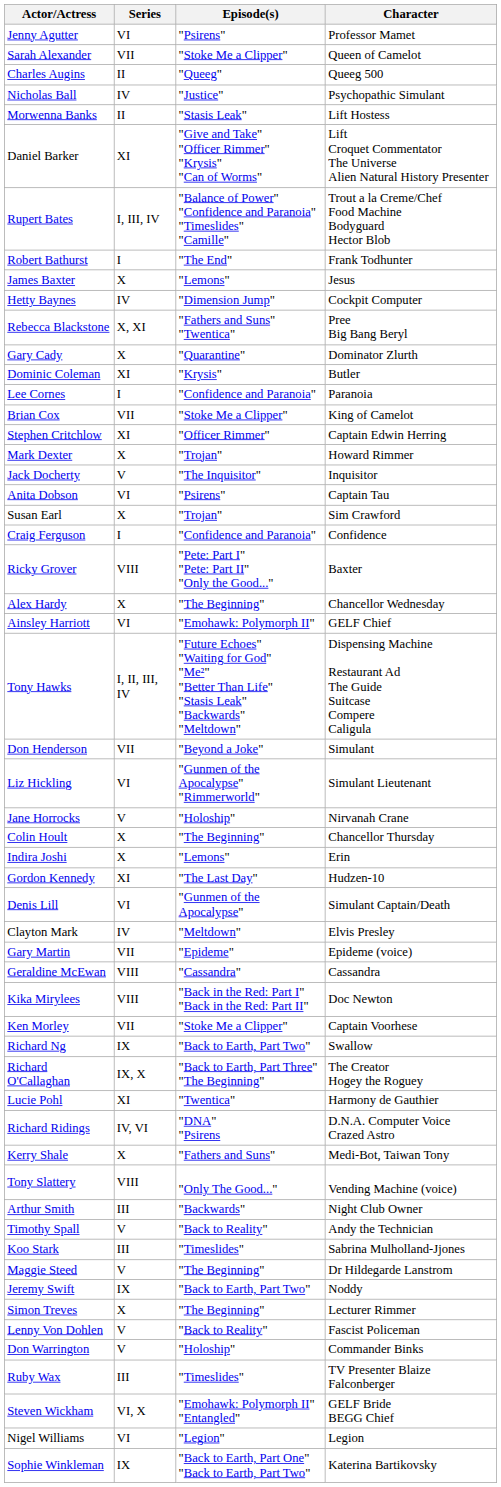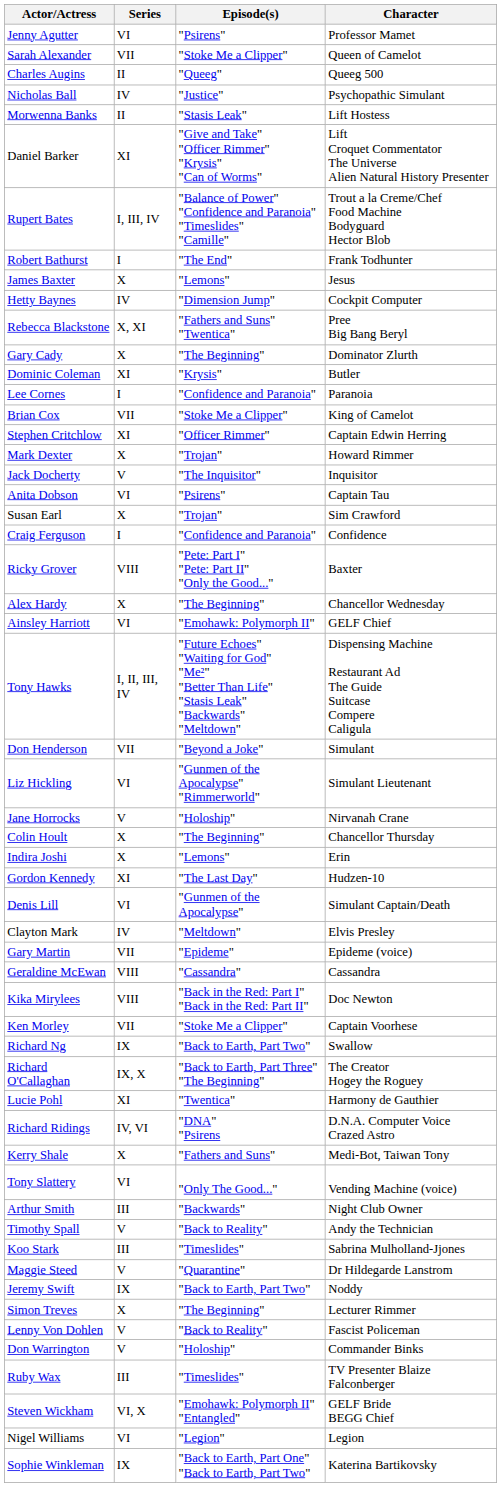(212, 354) "Quarantine" -> (221, 354) "The Beginning"
(128, 1182) VIII -> (124, 1182) VI
(221, 1269) "The Beginning" -> (212, 1269) "Quarantine"
